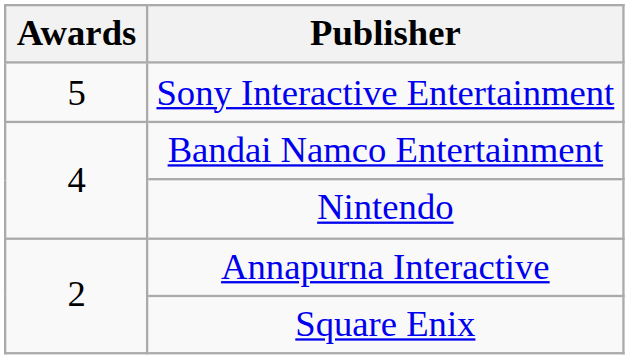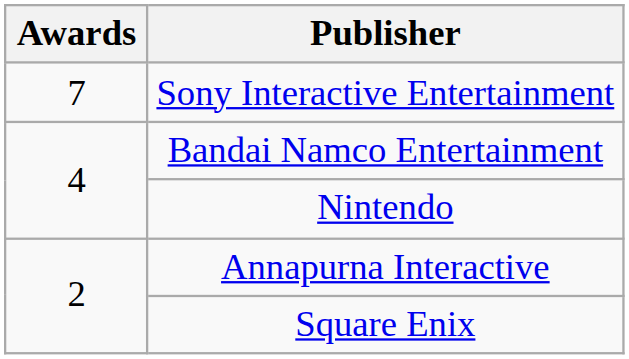(77, 91) 5 -> (77, 91) 7
